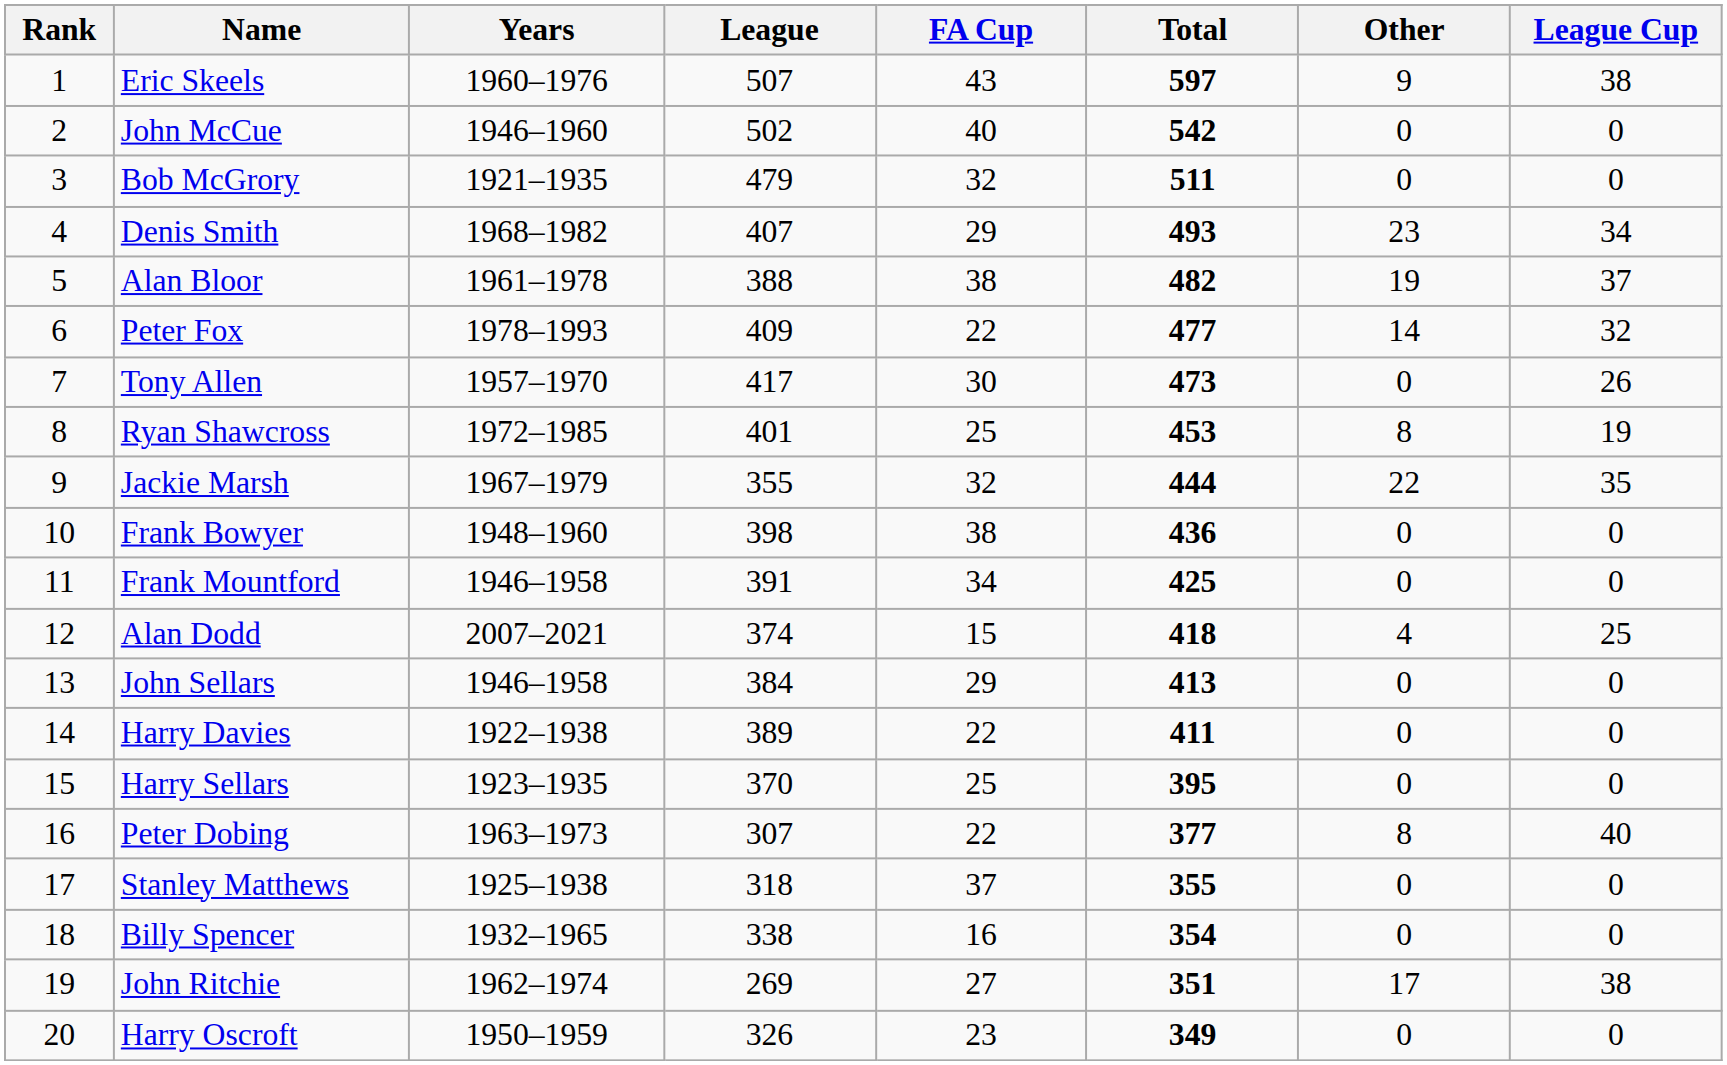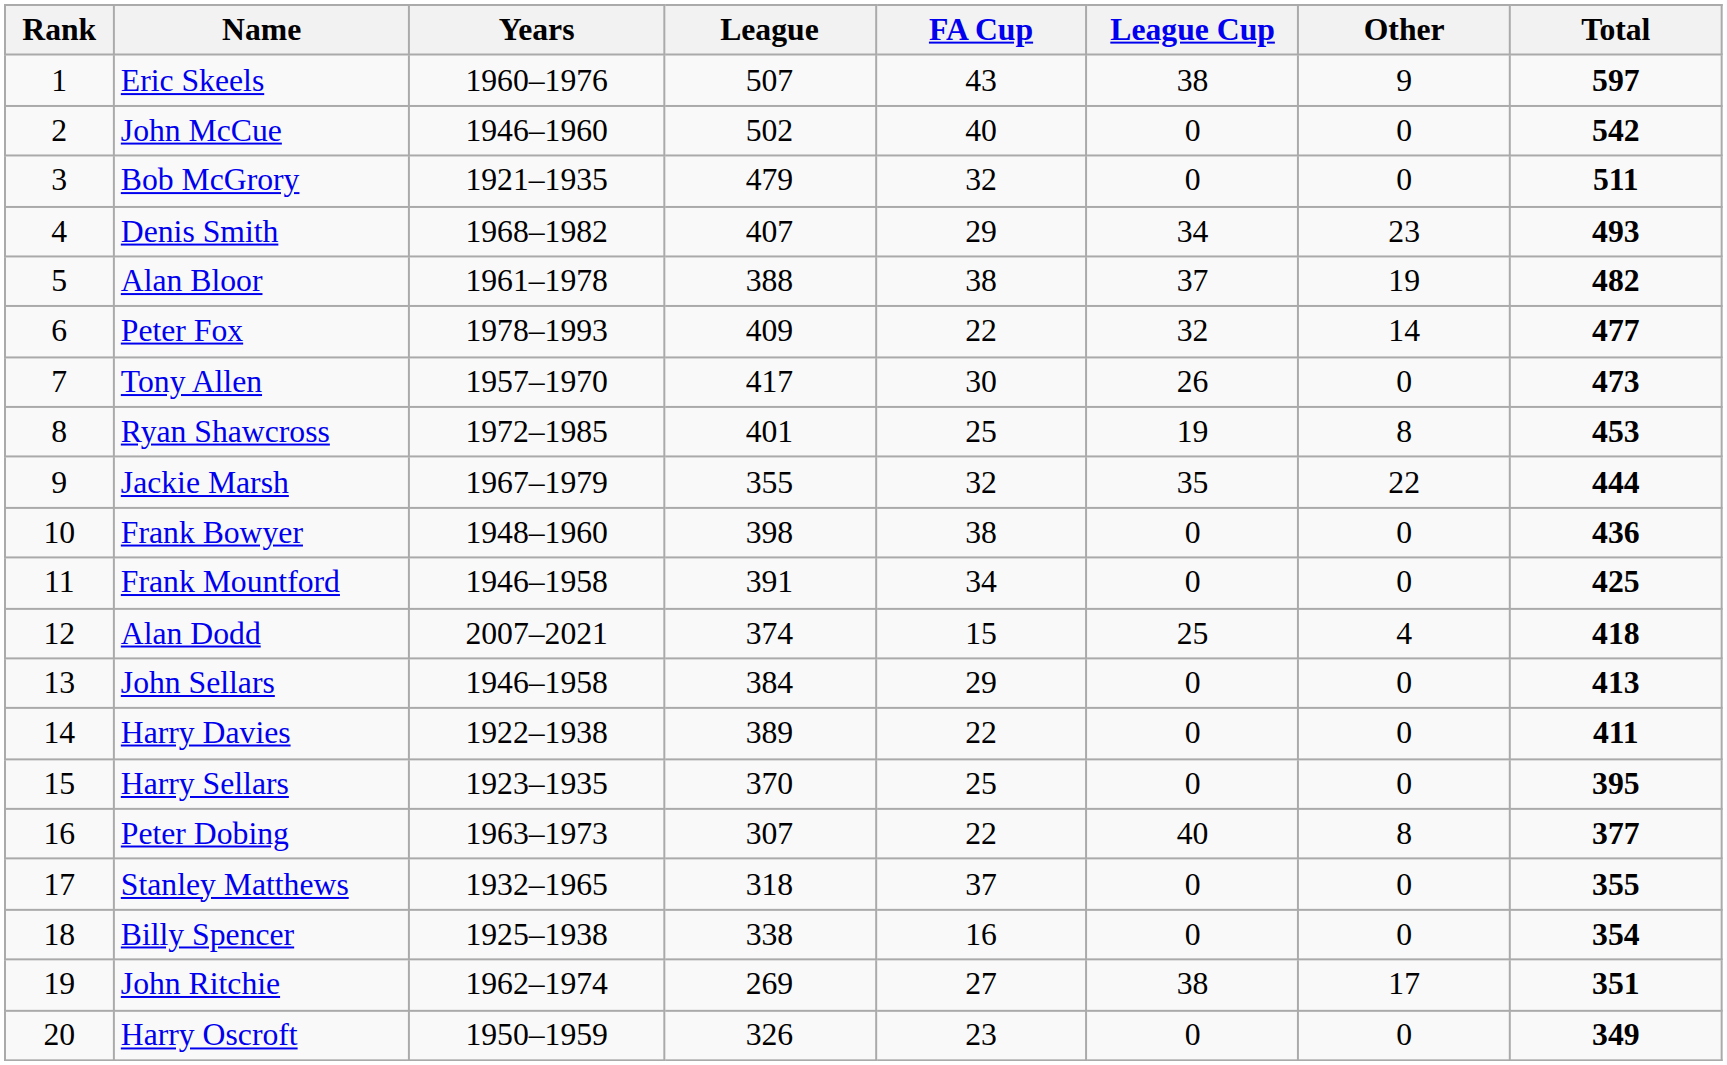columns swapped: (1616, 29) <-> (1193, 29)
(537, 883) 1925–1938 -> (537, 883) 1932–1965
(537, 933) 1932–1965 -> (537, 933) 1925–1938
